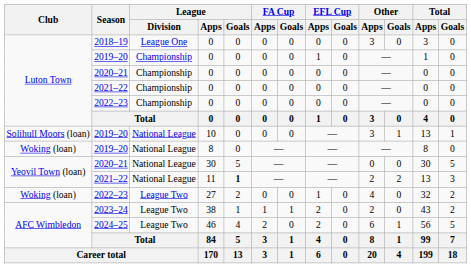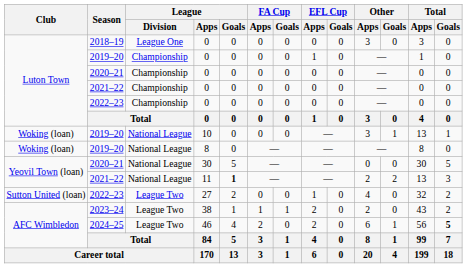(48, 133) Solihull Moors (loan) -> (46, 133) Woking (loan)
(48, 194) Woking (loan) -> (46, 194) Sutton United (loan)
(452, 225) normal -> (448, 225) bold
